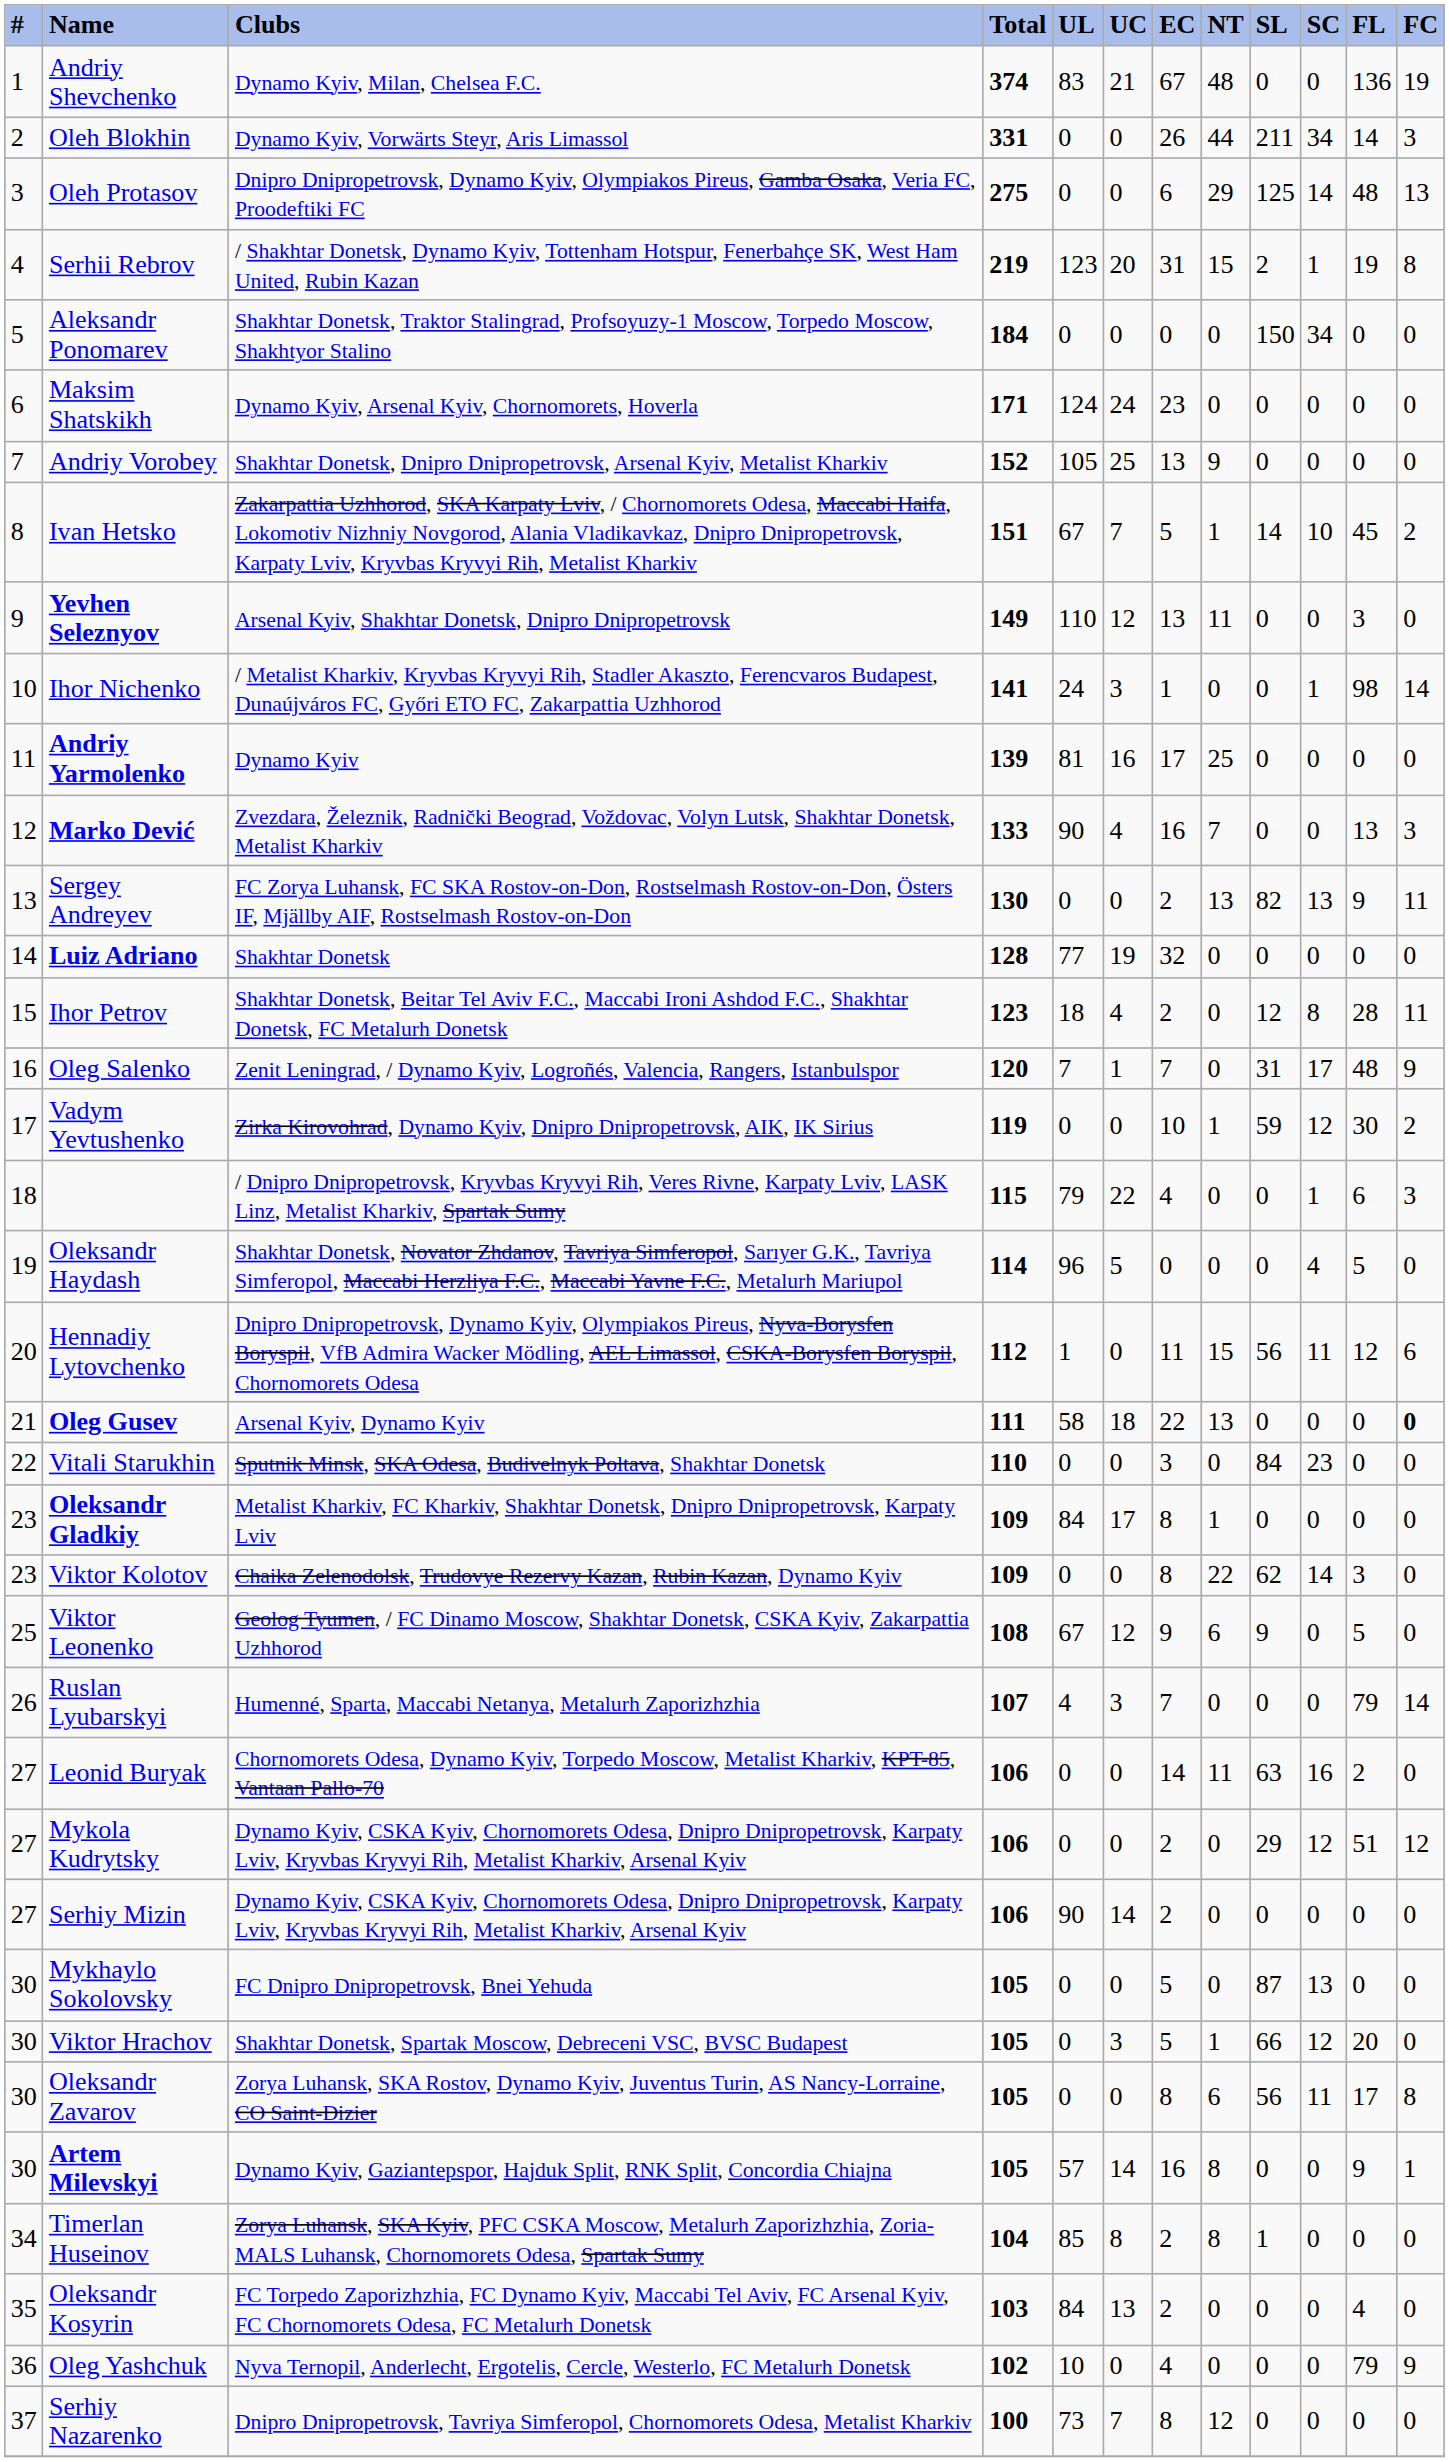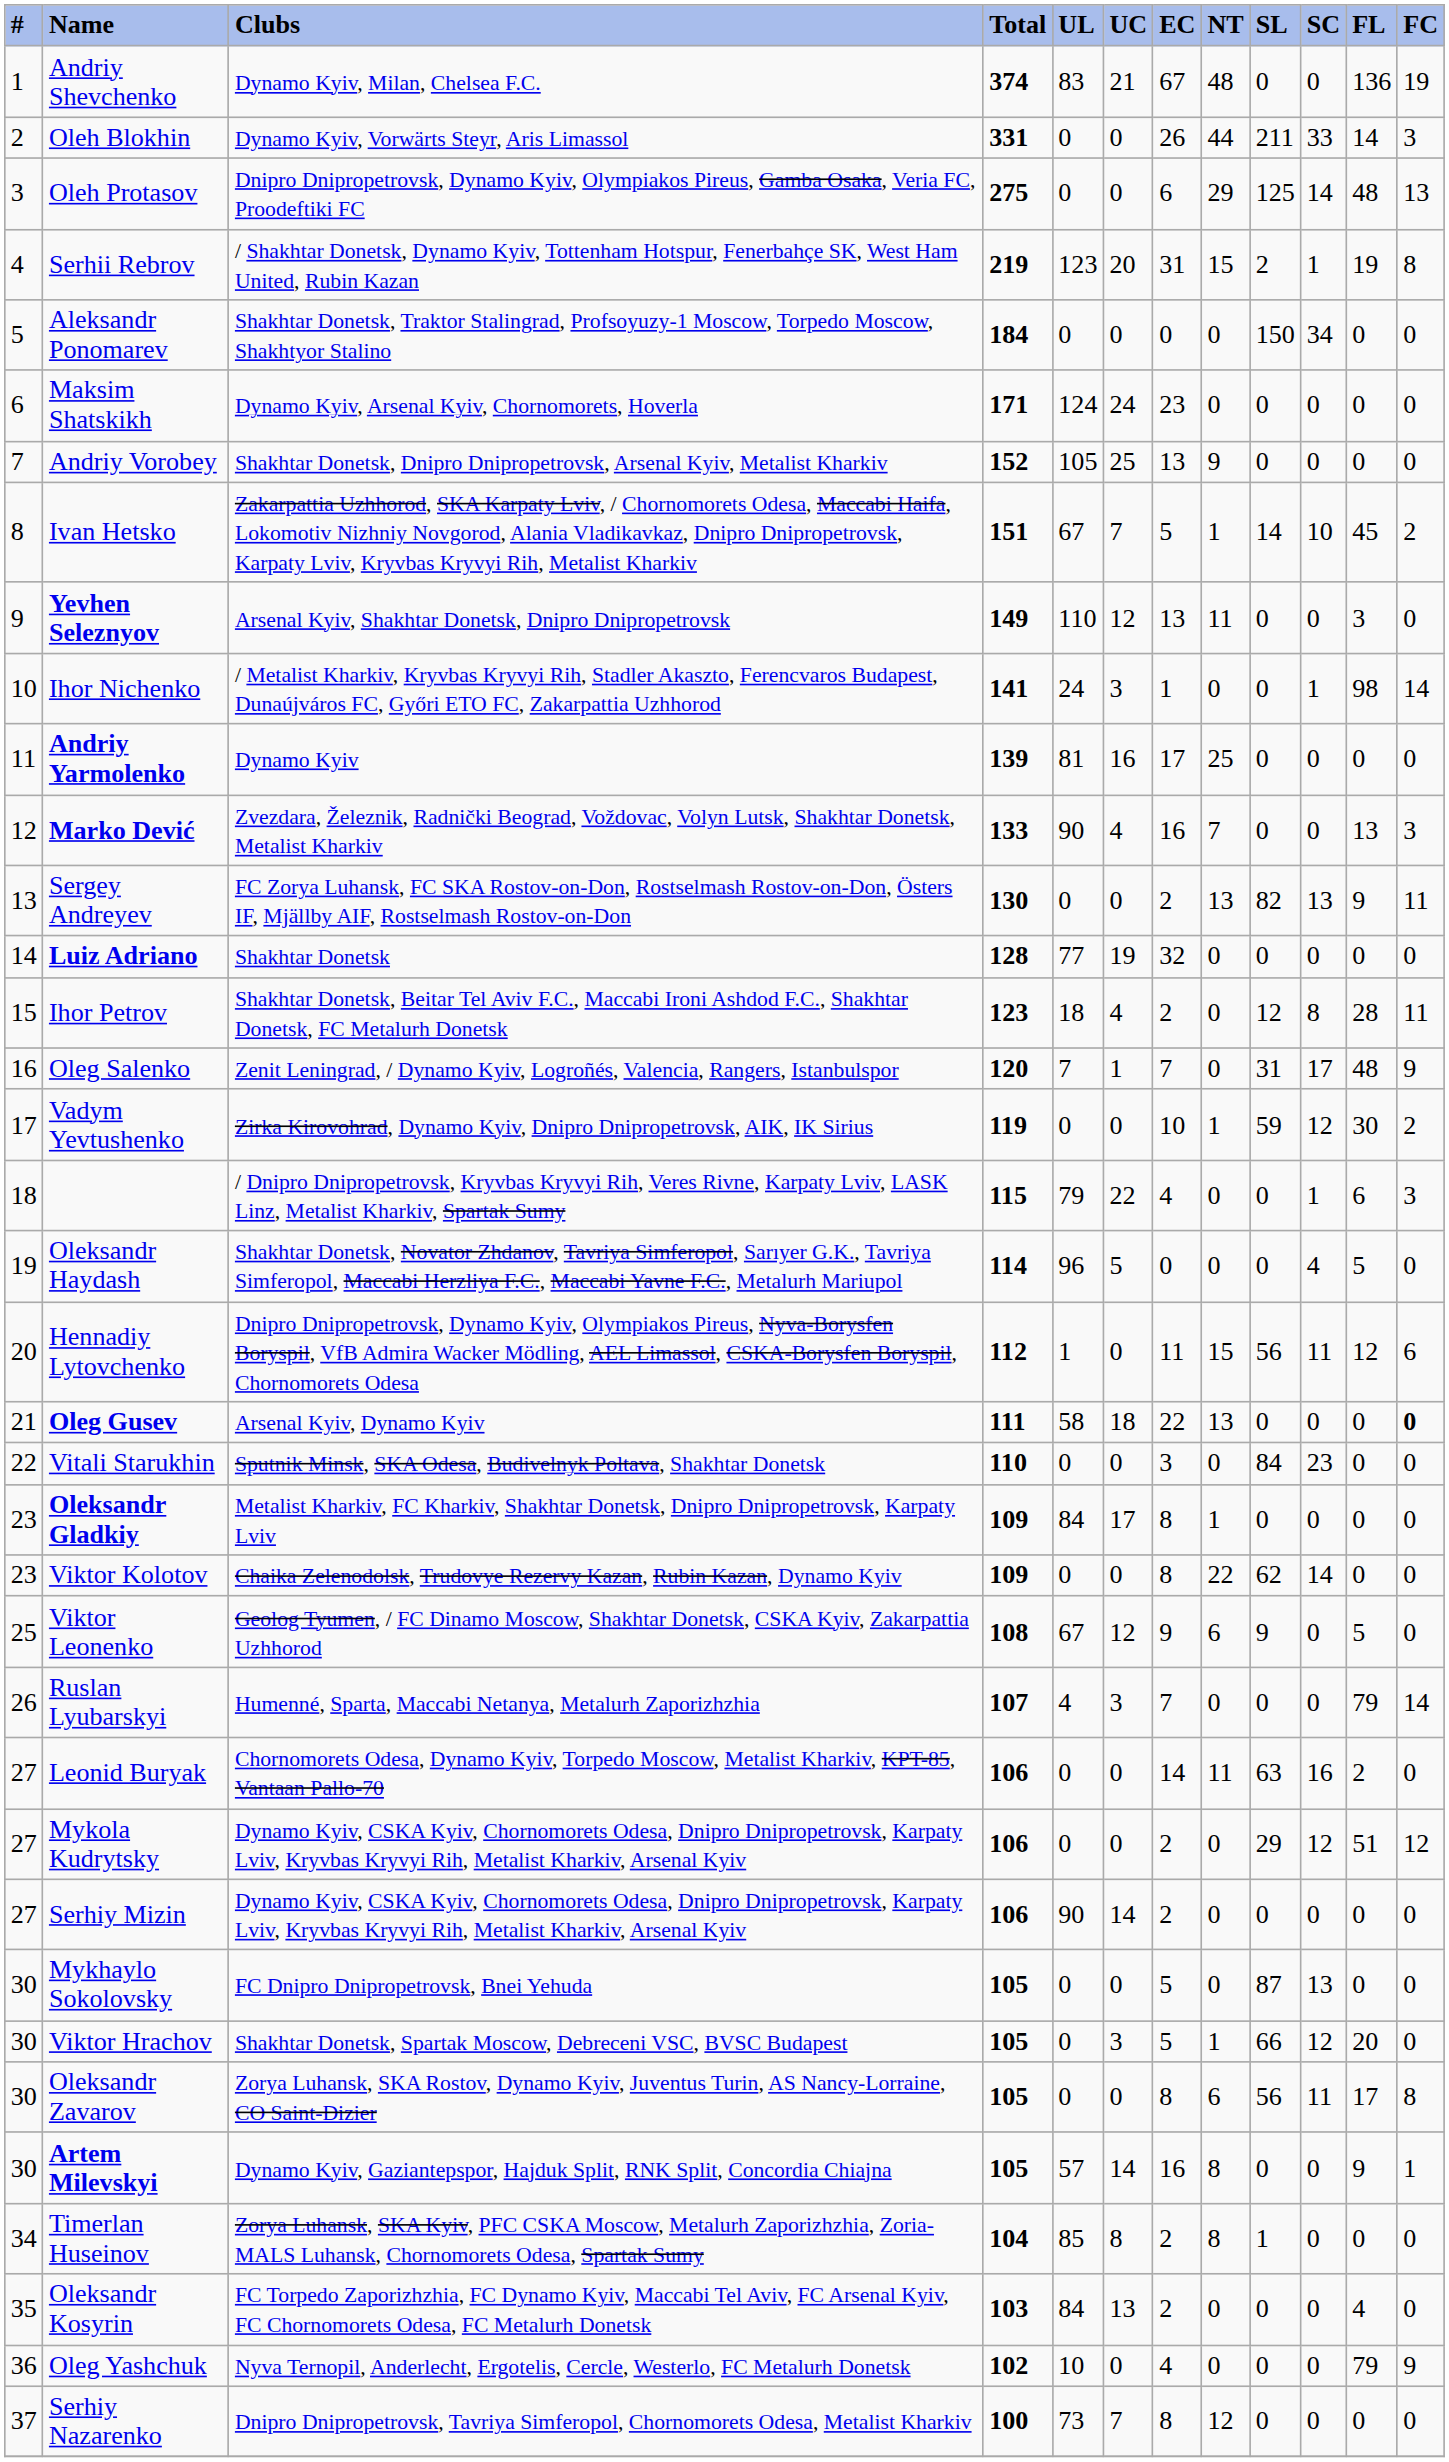(1320, 137) 34 -> (1320, 137) 33
(1359, 1575) 3 -> (1359, 1575) 0
